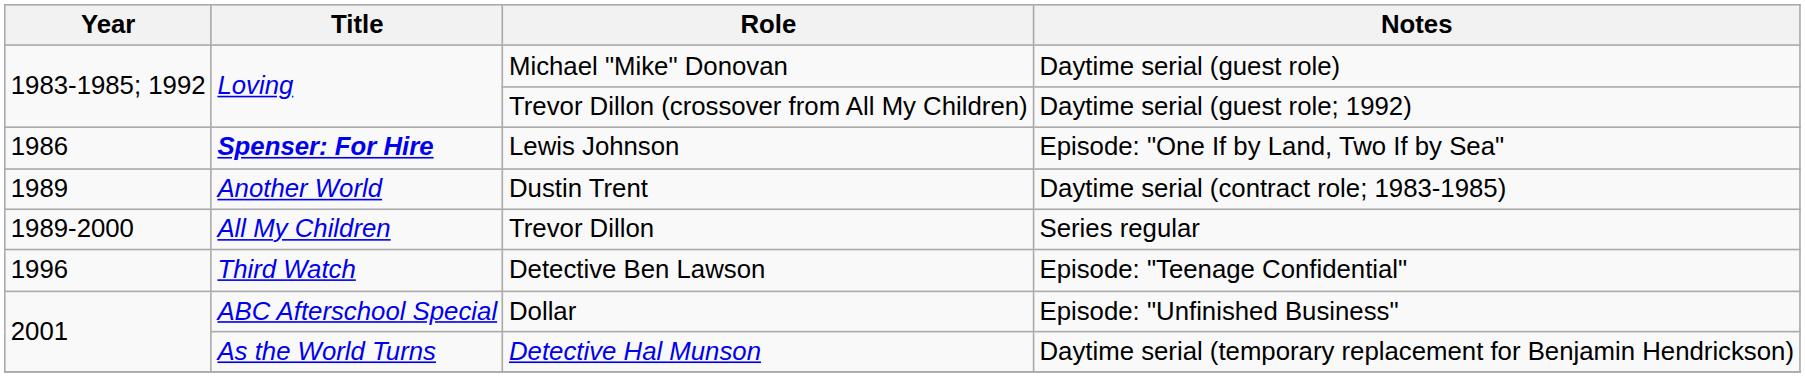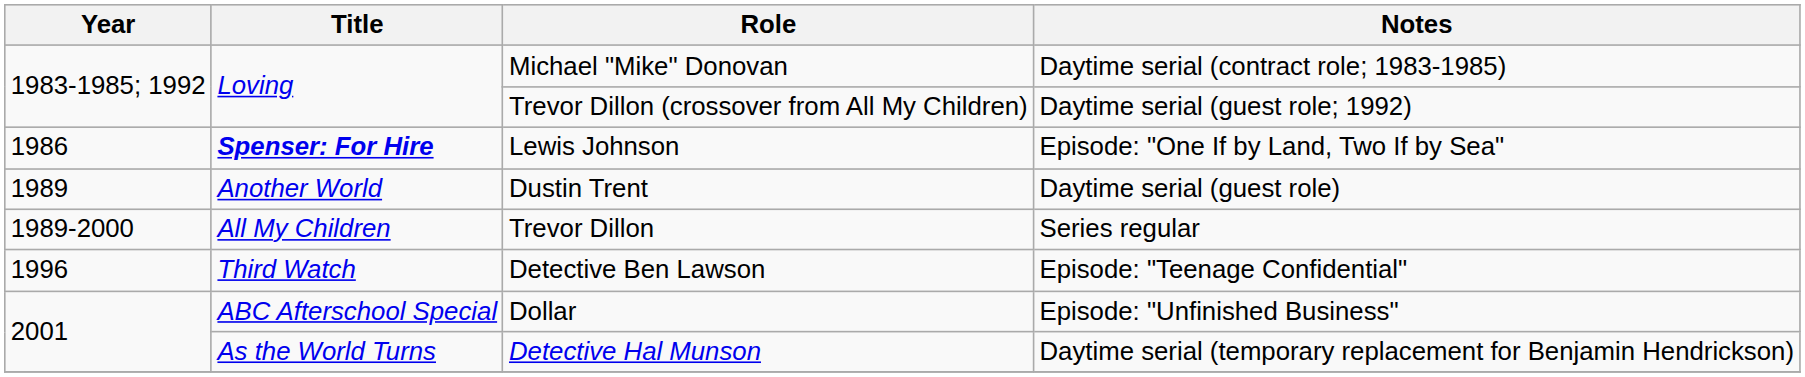(1190, 65) Daytime serial (guest role) -> (1273, 65) Daytime serial (contract role; 1983-1985)
(1273, 188) Daytime serial (contract role; 1983-1985) -> (1190, 188) Daytime serial (guest role)
